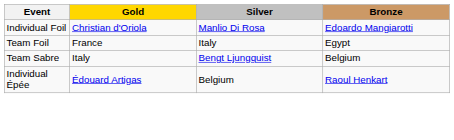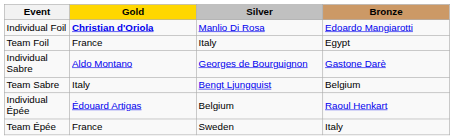(109, 27) normal -> (113, 27) bold
+ row: (27, 64)
+ row: (31, 127)
